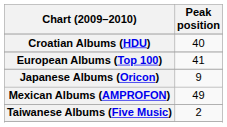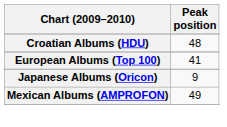(198, 43) 40 -> (195, 43) 48
- row: (89, 113)
